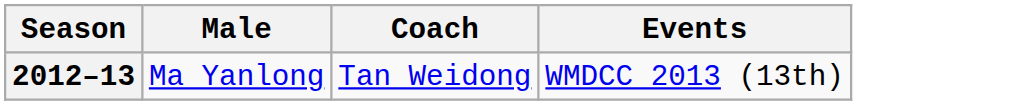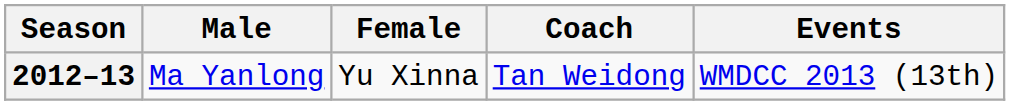+ column: (409, 29)
